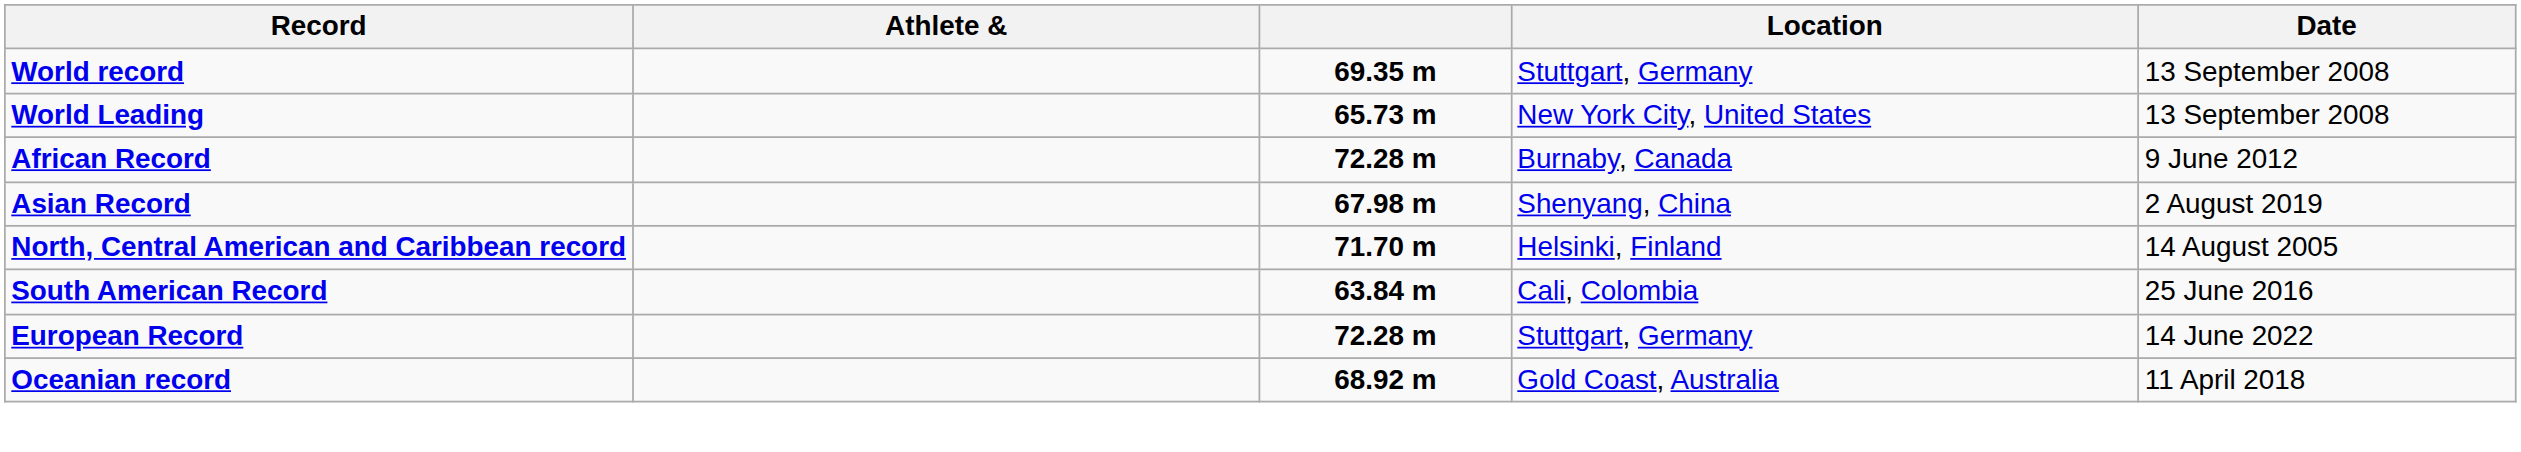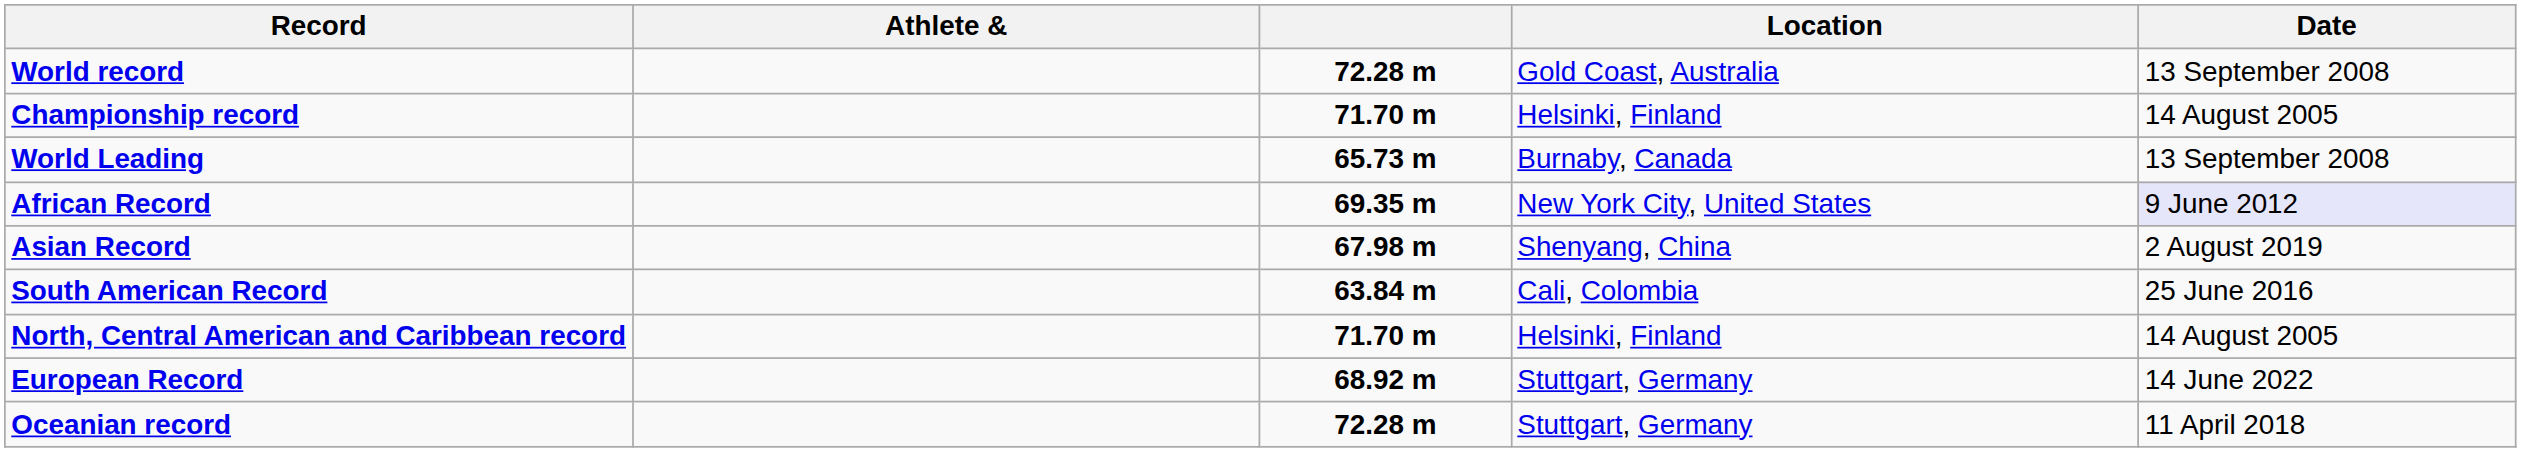(1385, 70) 69.35 m -> (1385, 70) 72.28 m
(1635, 70) Stuttgart, Germany -> (1648, 70) Gold Coast, Australia
+ row: (155, 114)
(1694, 114) New York City, United States -> (1625, 159) Burnaby, Canada
(1385, 159) 72.28 m -> (1385, 203) 69.35 m
(1625, 159) Burnaby, Canada -> (1694, 203) New York City, United States
(2221, 159) no background -> (2221, 203) lavender background
rows swapped: (319, 247) <-> (169, 291)
(1385, 335) 72.28 m -> (1385, 379) 68.92 m
(1385, 379) 68.92 m -> (1385, 423) 72.28 m
(1648, 379) Gold Coast, Australia -> (1635, 423) Stuttgart, Germany
